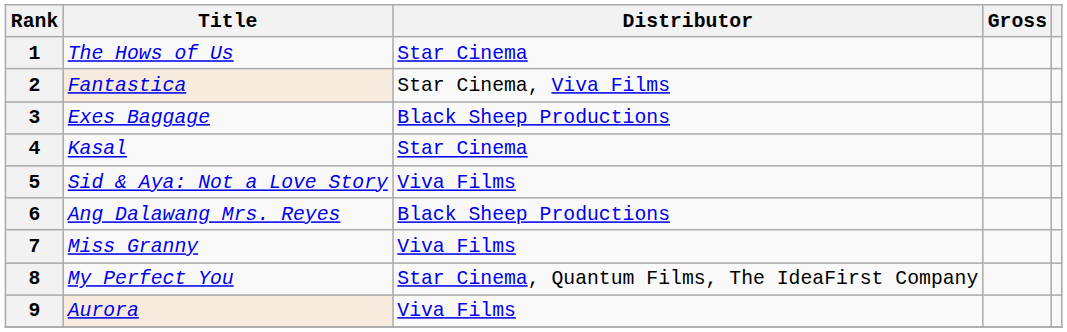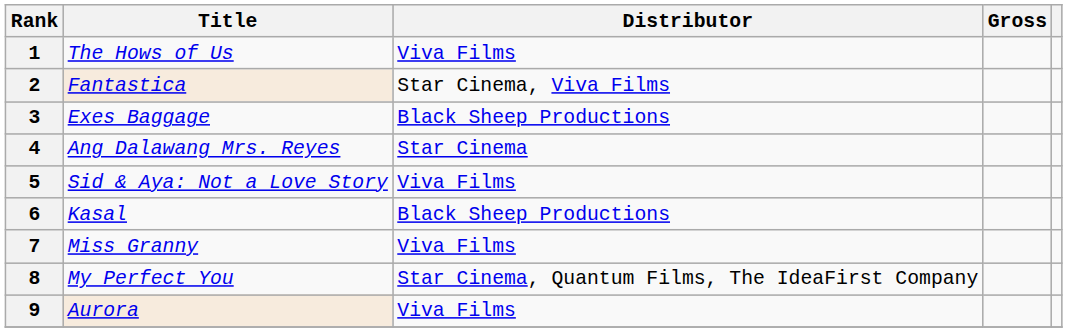(462, 53) Star Cinema -> (457, 53) Viva Films
(97, 150) Kasal -> (204, 150) Ang Dalawang Mrs. Reyes
(204, 214) Ang Dalawang Mrs. Reyes -> (97, 214) Kasal
